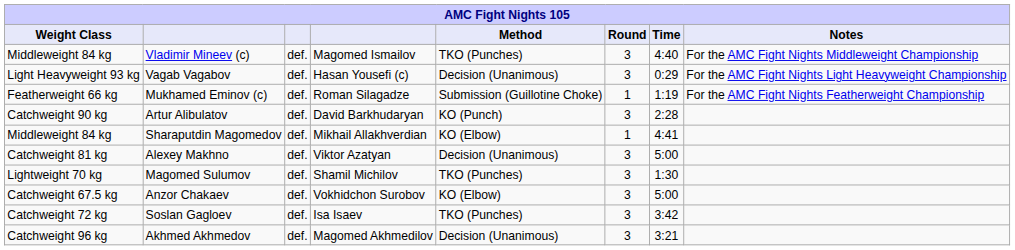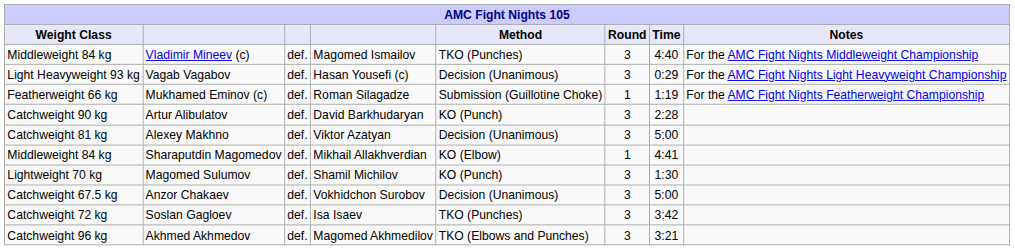rows swapped: (187, 155) <-> (214, 135)
(481, 175) TKO (Punches) -> (471, 175) KO (Punch)
(470, 195) KO (Elbow) -> (499, 195) Decision (Unanimous)
(499, 235) Decision (Unanimous) -> (514, 235) TKO (Elbows and Punches)
